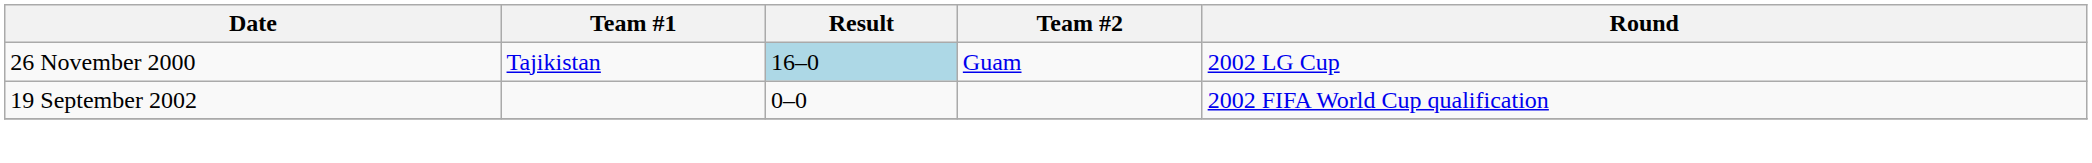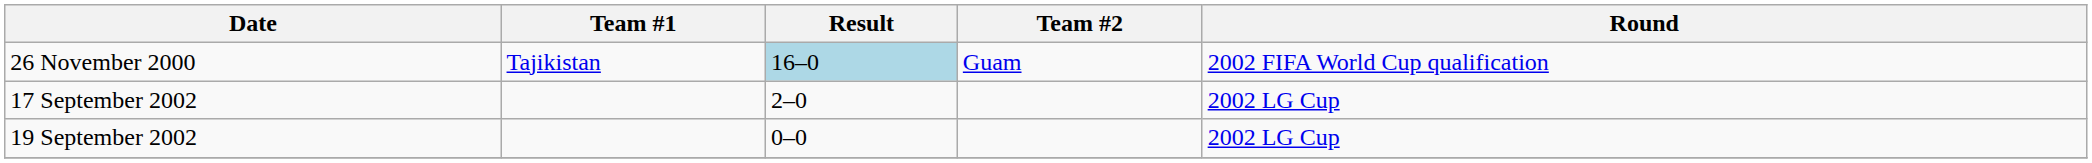(1274, 61) 2002 LG Cup -> (1378, 61) 2002 FIFA World Cup qualification
+ row: (104, 99)
(1378, 99) 2002 FIFA World Cup qualification -> (1274, 137) 2002 LG Cup
